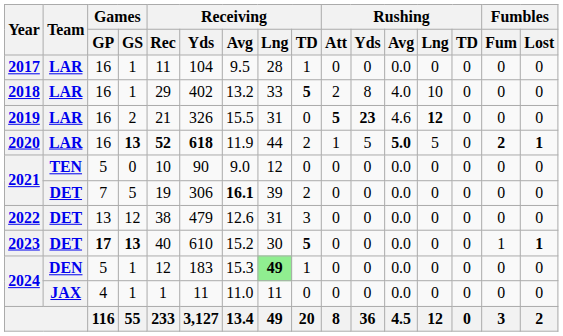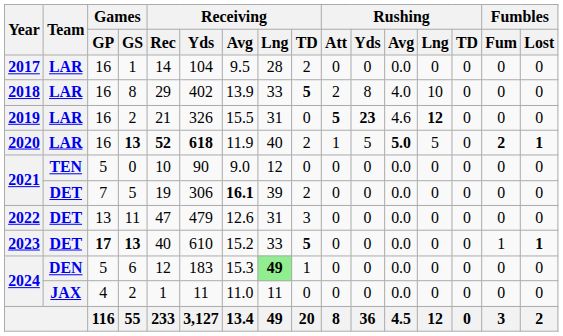(163, 67) 11 -> (163, 67) 14
(307, 67) 1 -> (307, 67) 2
(132, 92) 1 -> (132, 92) 8
(240, 92) 13.2 -> (240, 92) 13.9
(275, 142) 44 -> (275, 142) 40
(132, 218) 12 -> (132, 218) 11
(163, 218) 38 -> (163, 218) 47
(275, 243) 30 -> (275, 243) 33
(132, 268) 1 -> (132, 268) 6
(132, 293) 1 -> (132, 293) 2
